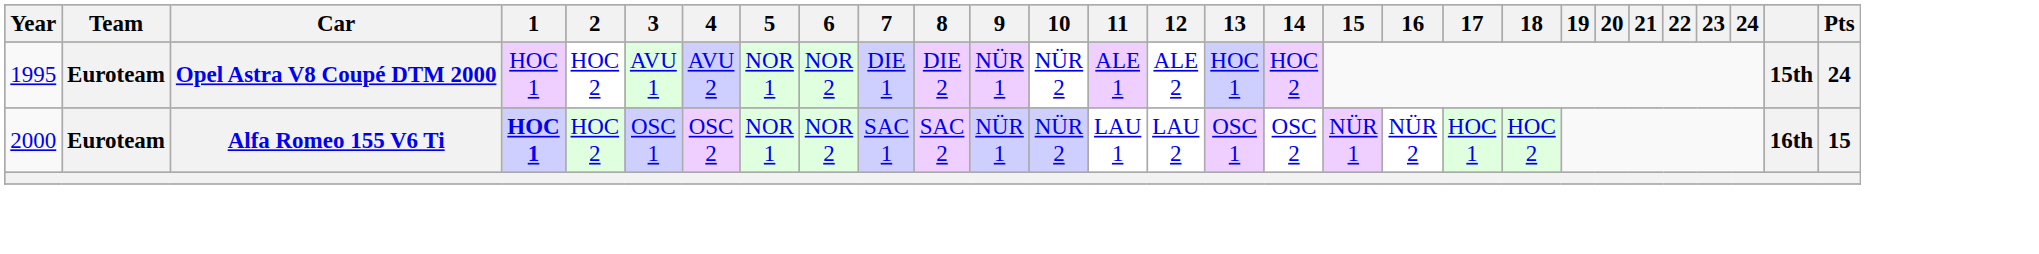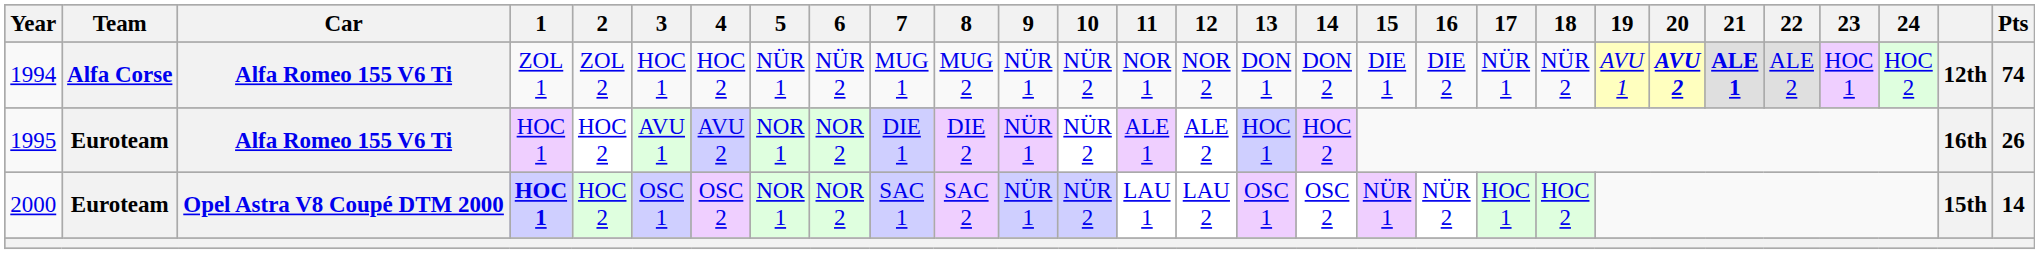+ row: (33, 74)
(336, 74) Opel Astra V8 Coupé DTM 2000 -> (344, 139) Alfa Romeo 155 V6 Ti
(1791, 74) 15th -> (1965, 139) 16th
(1839, 74) 24 -> (2013, 139) 26
(336, 139) Alfa Romeo 155 V6 Ti -> (344, 204) Opel Astra V8 Coupé DTM 2000
(1791, 139) 16th -> (1965, 204) 15th
(1839, 139) 15 -> (2013, 204) 14
